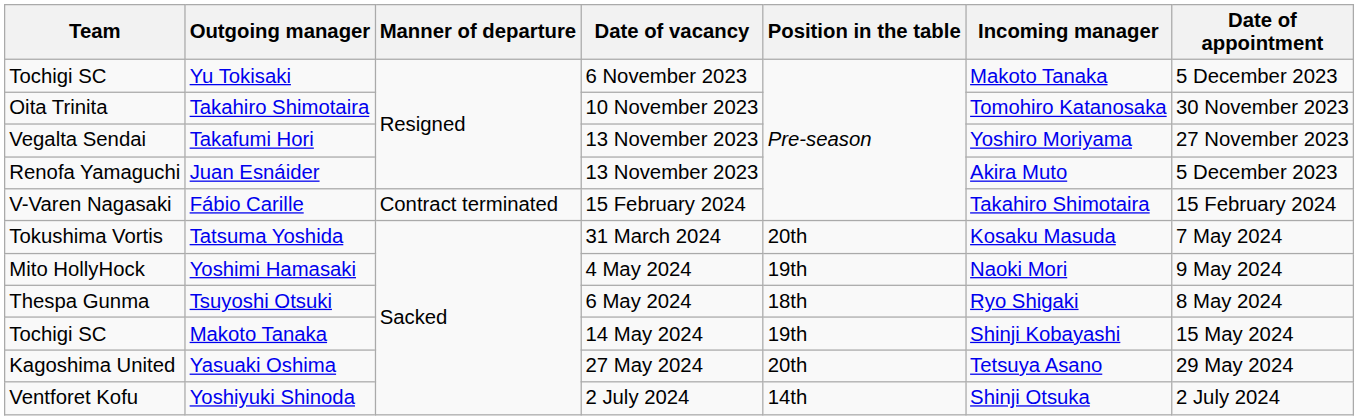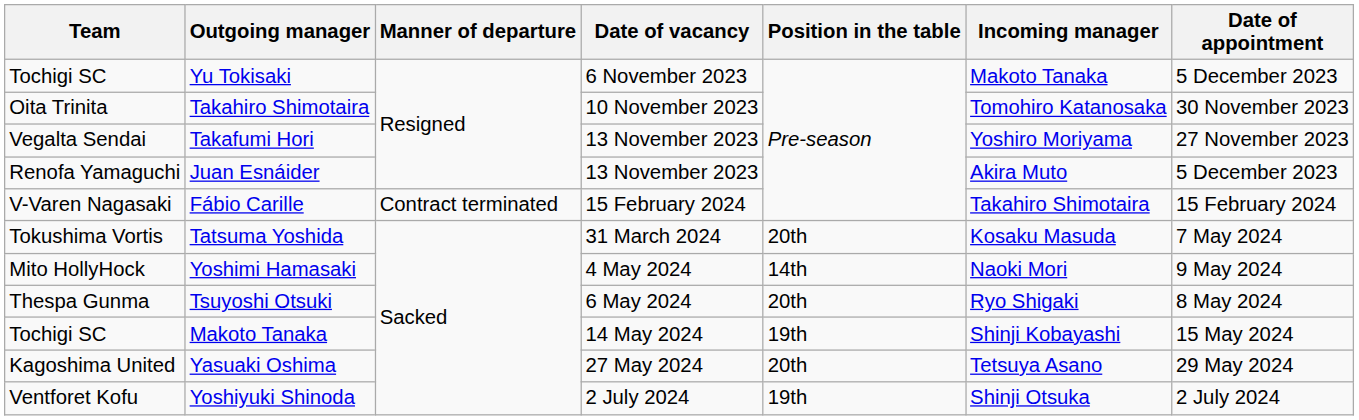(787, 269) 19th -> (787, 269) 14th
(787, 301) 18th -> (787, 301) 20th
(787, 397) 14th -> (787, 397) 19th
